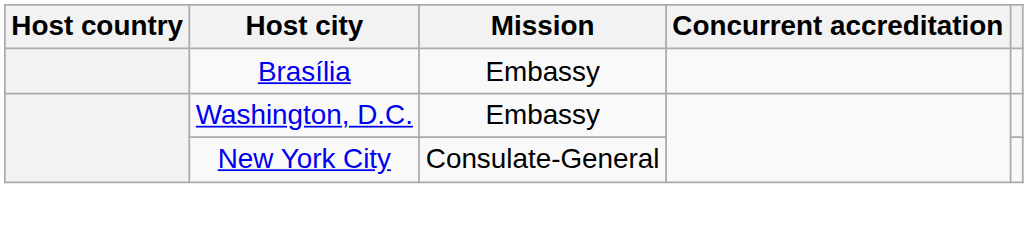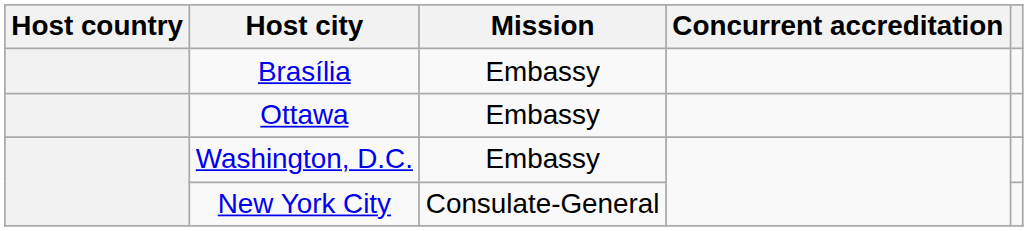+ row: (304, 114)
